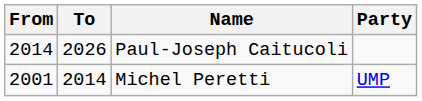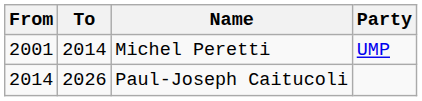rows swapped: (193, 80) <-> (232, 50)
